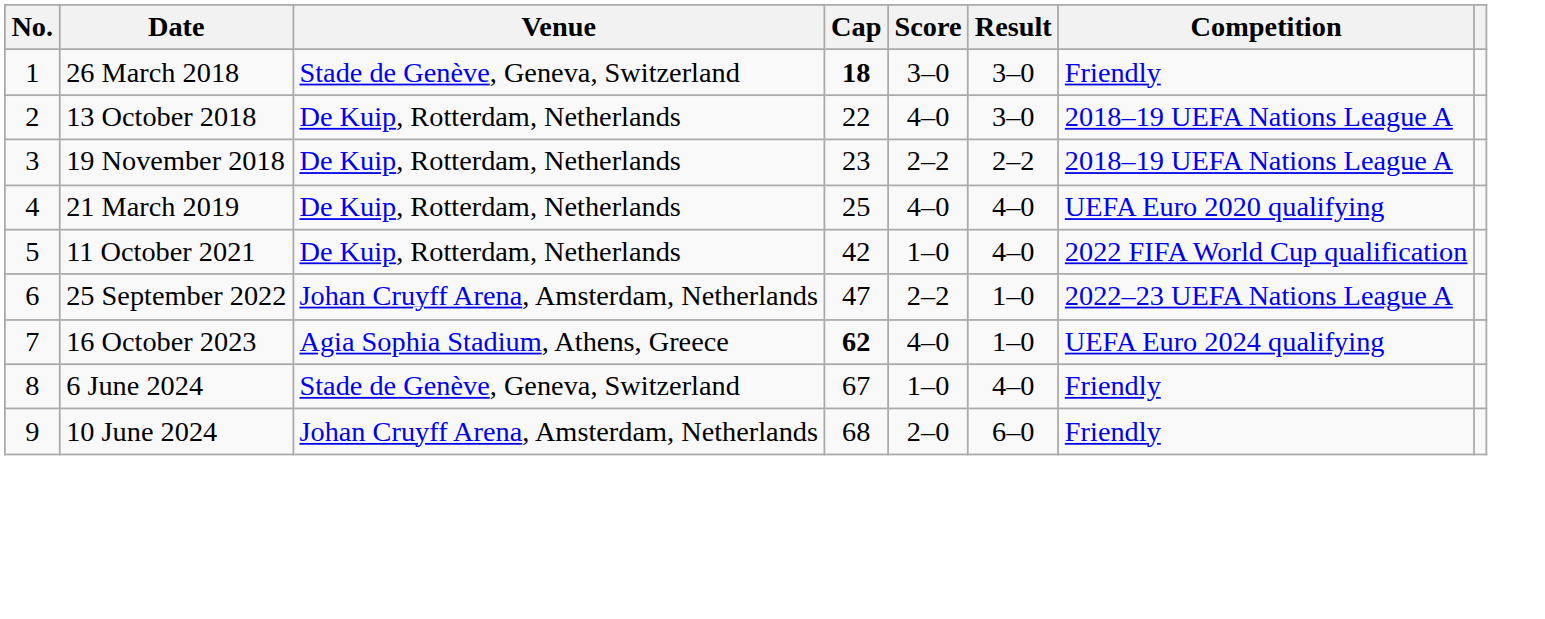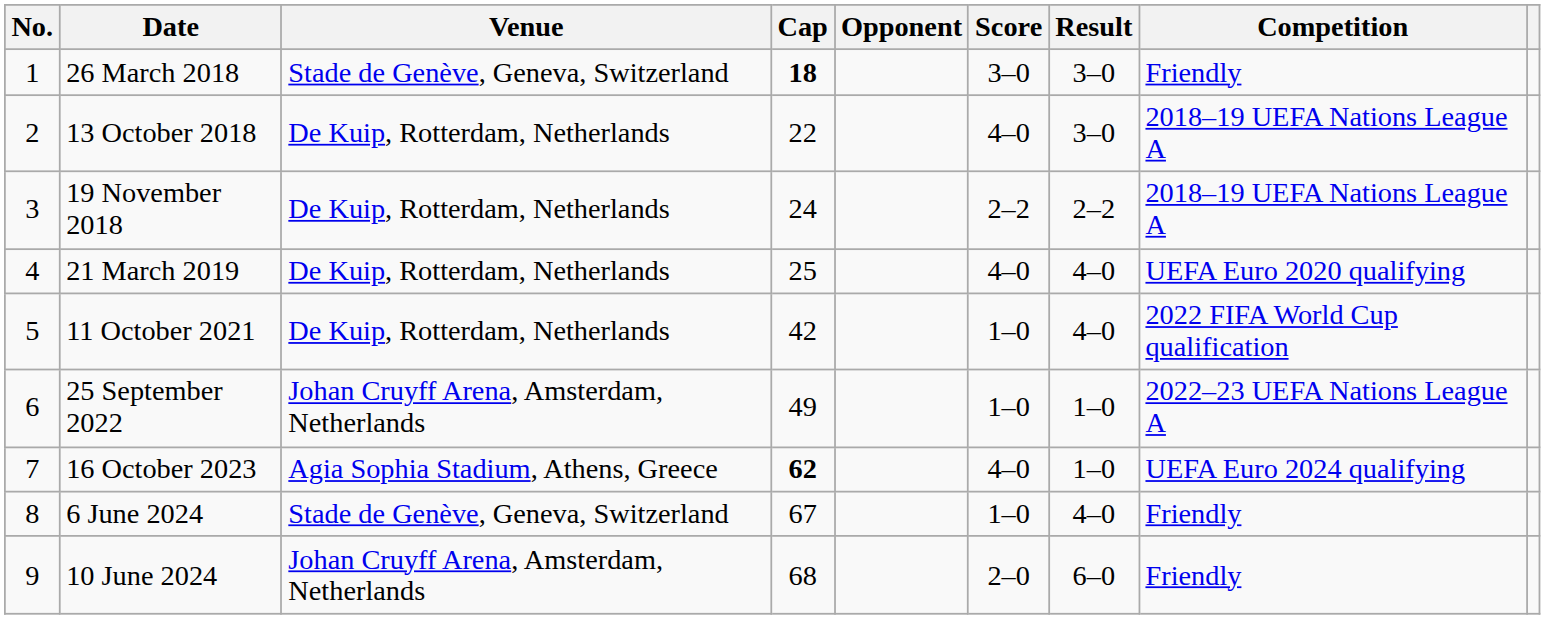+ column: (901, 26)
(856, 161) 23 -> (803, 209) 24
(856, 296) 47 -> (803, 407) 49
(928, 296) 2–2 -> (1009, 407) 1–0
